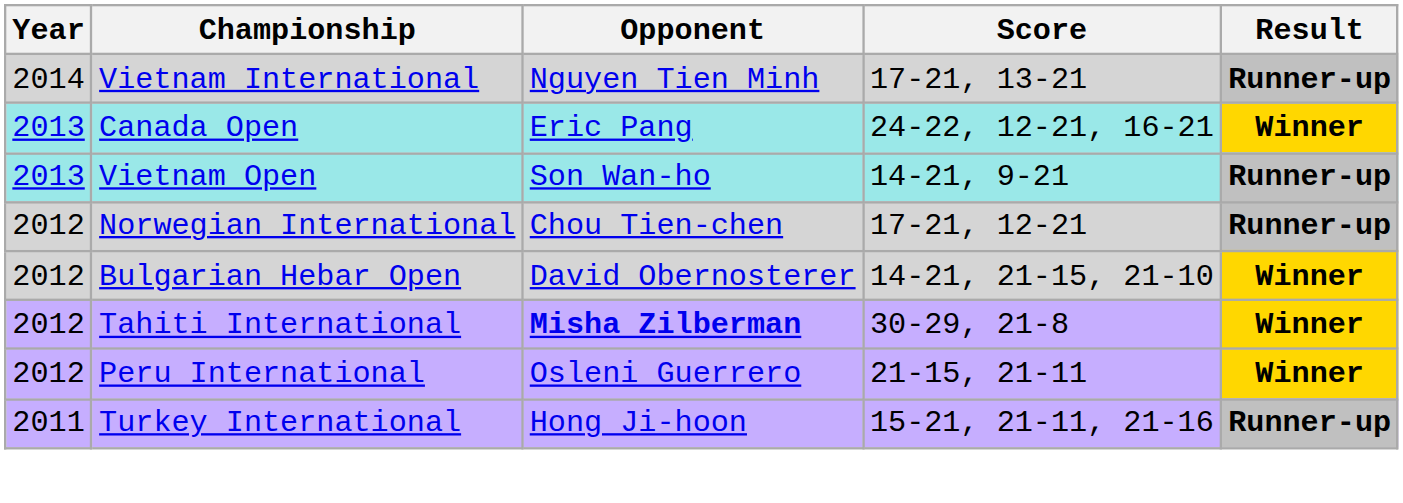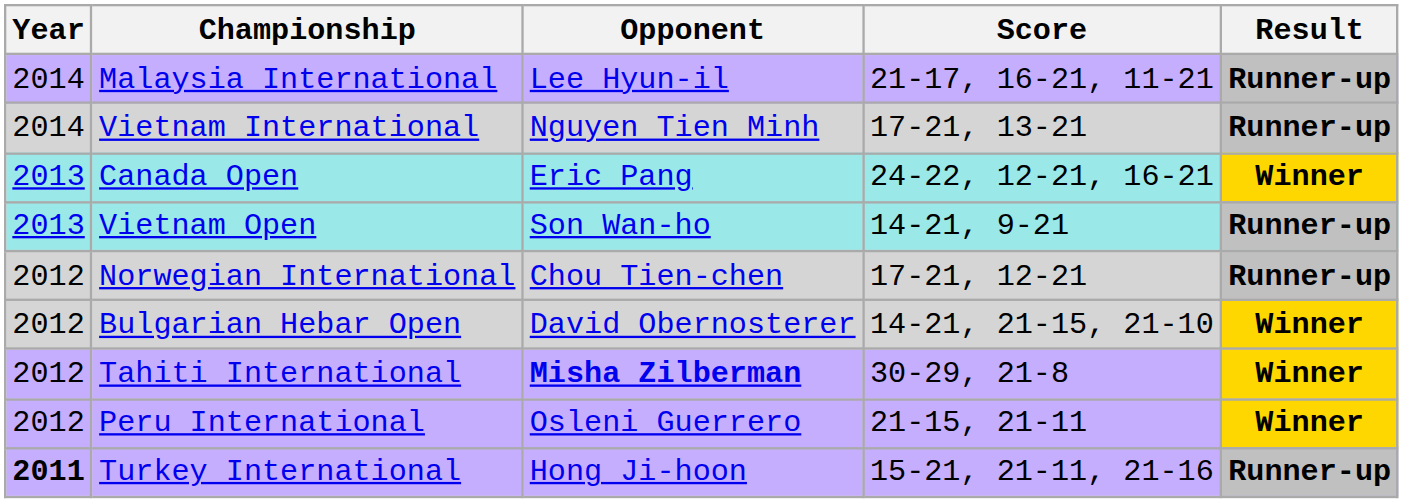+ row: (298, 79)
(49, 423) normal -> (49, 472) bold
